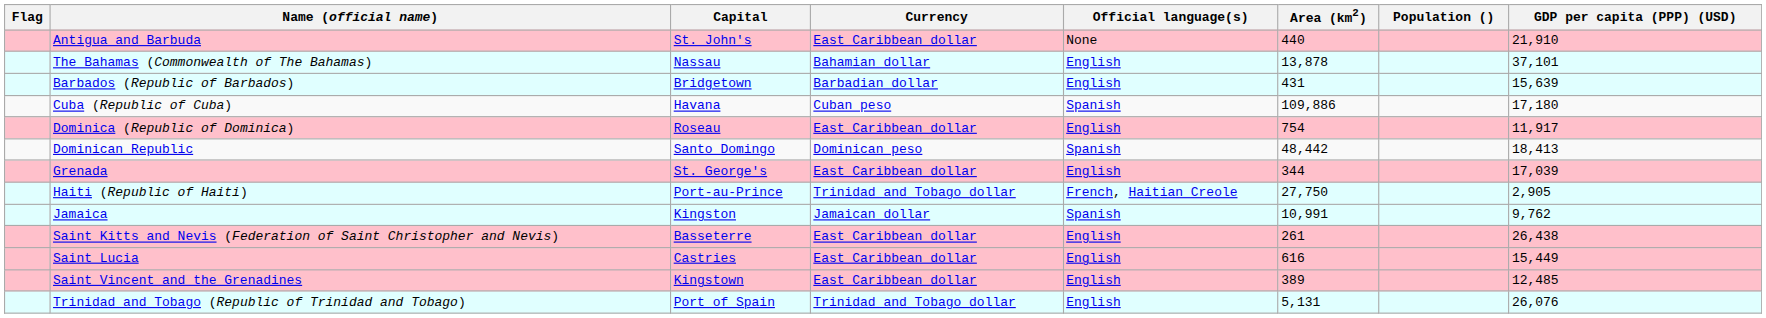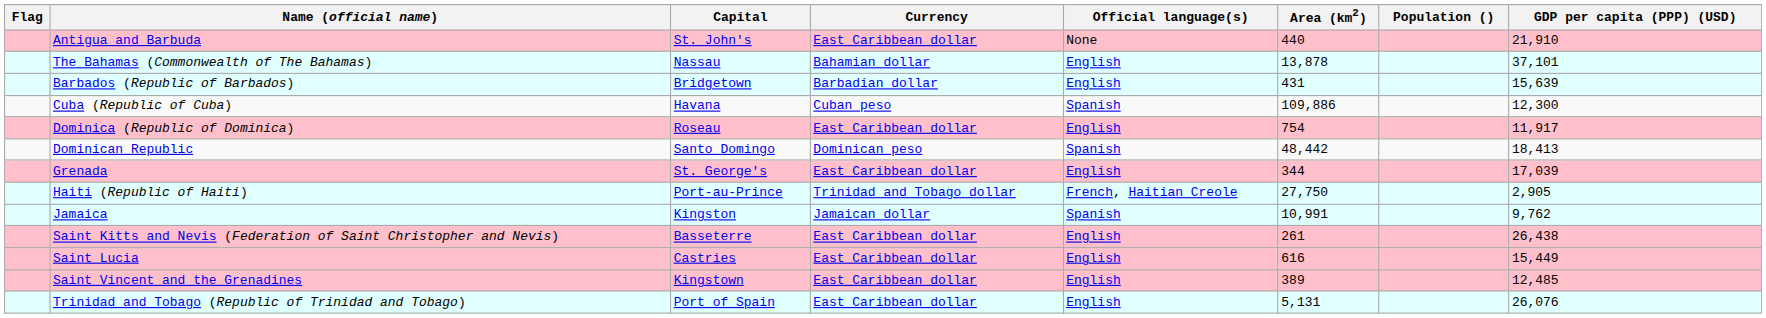(1535, 106) 17,180 -> (1535, 106) 12,300
(915, 302) Trinidad and Tobago dollar -> (895, 302) East Caribbean dollar
